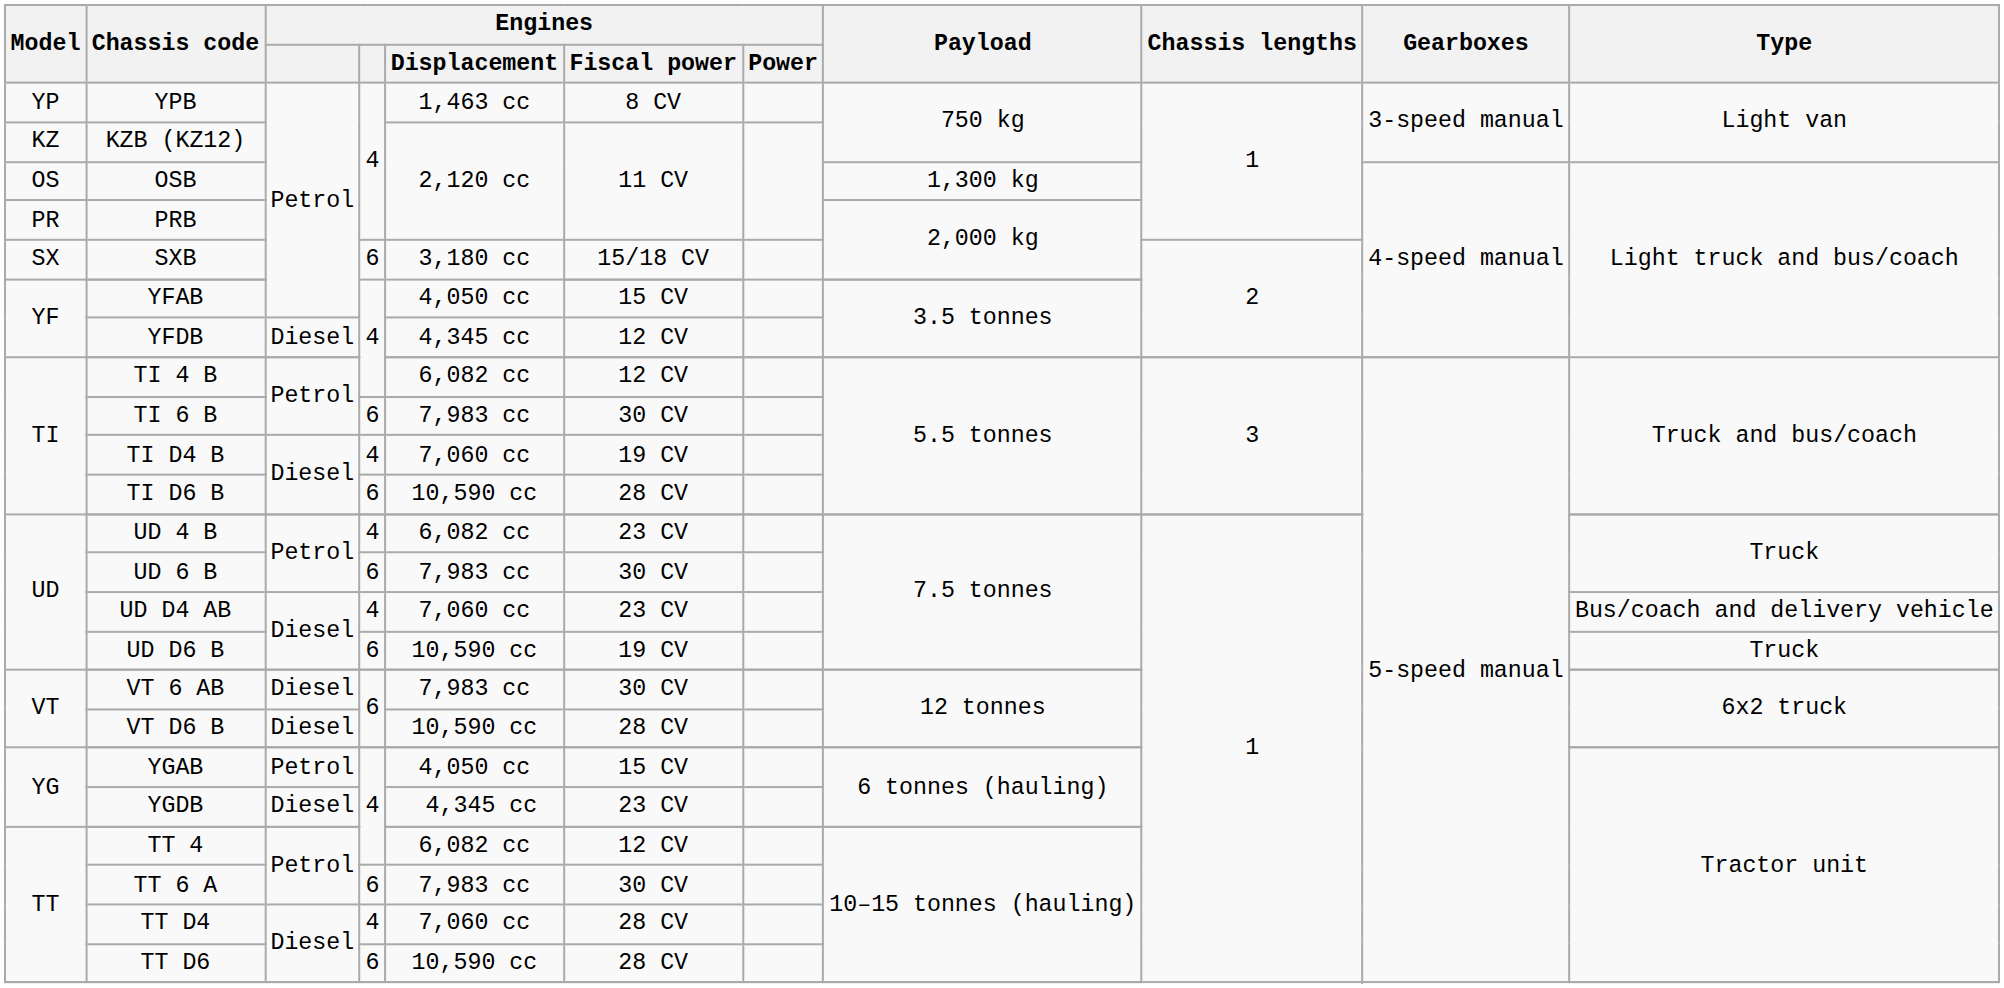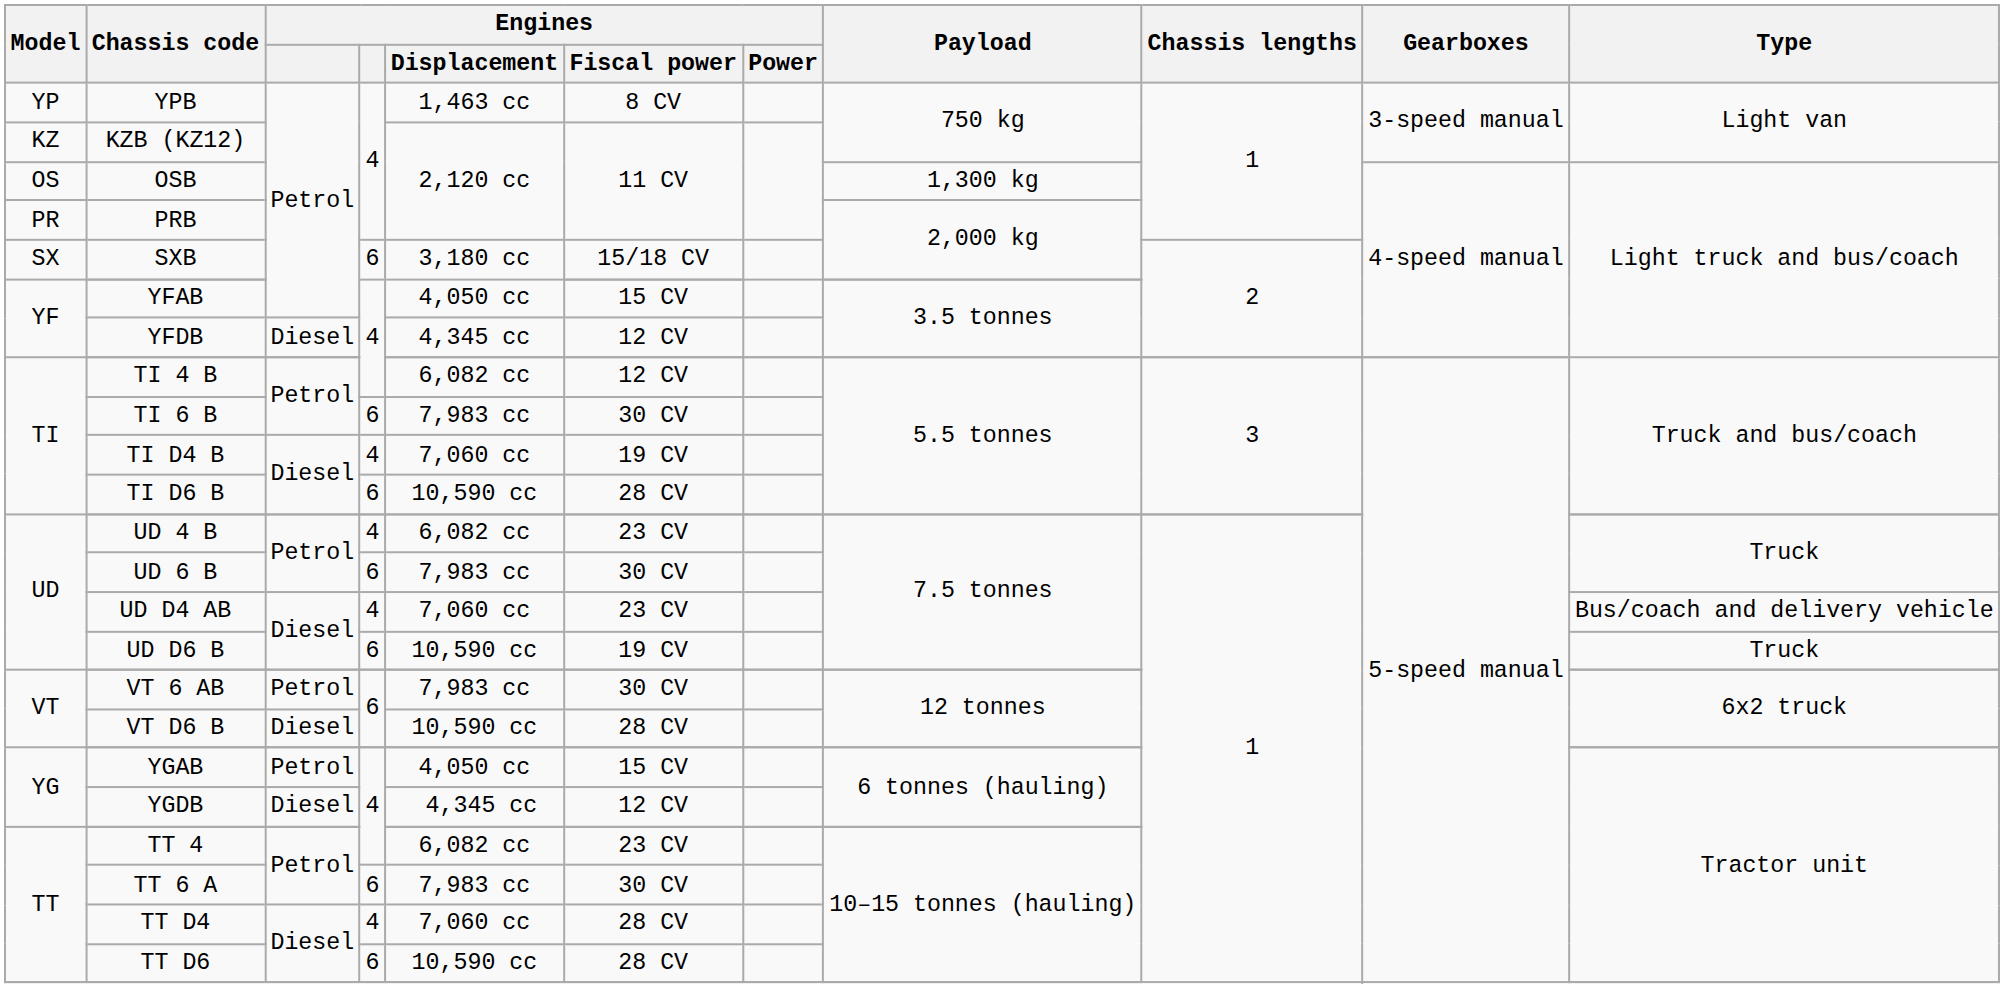(312, 689) Diesel -> (312, 689) Petrol
(653, 807) 23 CV -> (653, 807) 12 CV
(653, 846) 12 CV -> (653, 846) 23 CV
